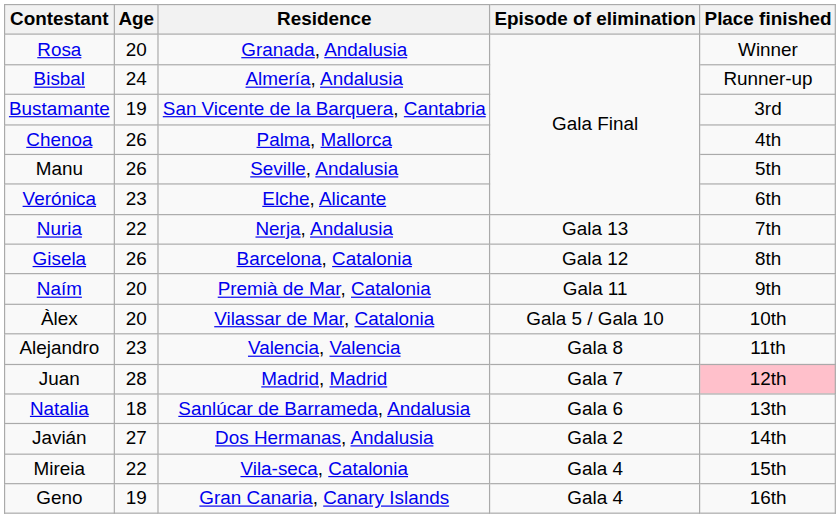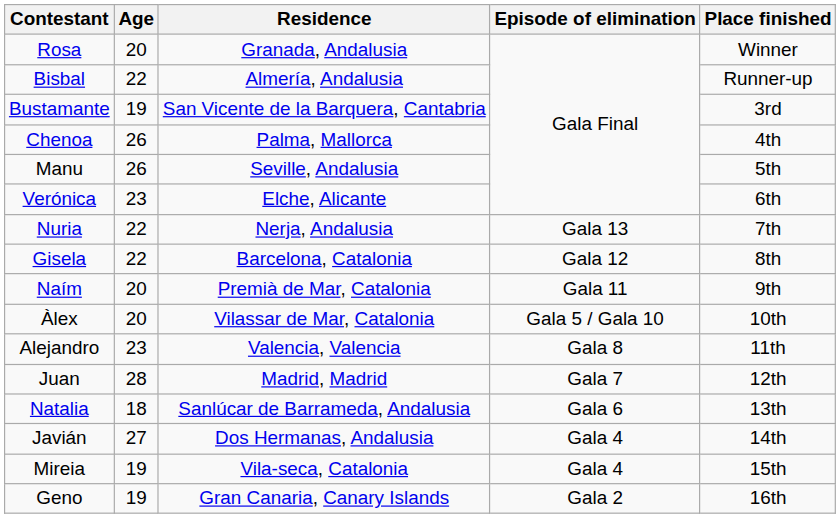(136, 79) 24 -> (136, 79) 22
(136, 259) 26 -> (136, 259) 22
(768, 378) pink background -> (768, 378) no background
(595, 438) Gala 2 -> (595, 438) Gala 4
(136, 468) 22 -> (136, 468) 19
(595, 498) Gala 4 -> (595, 498) Gala 2
